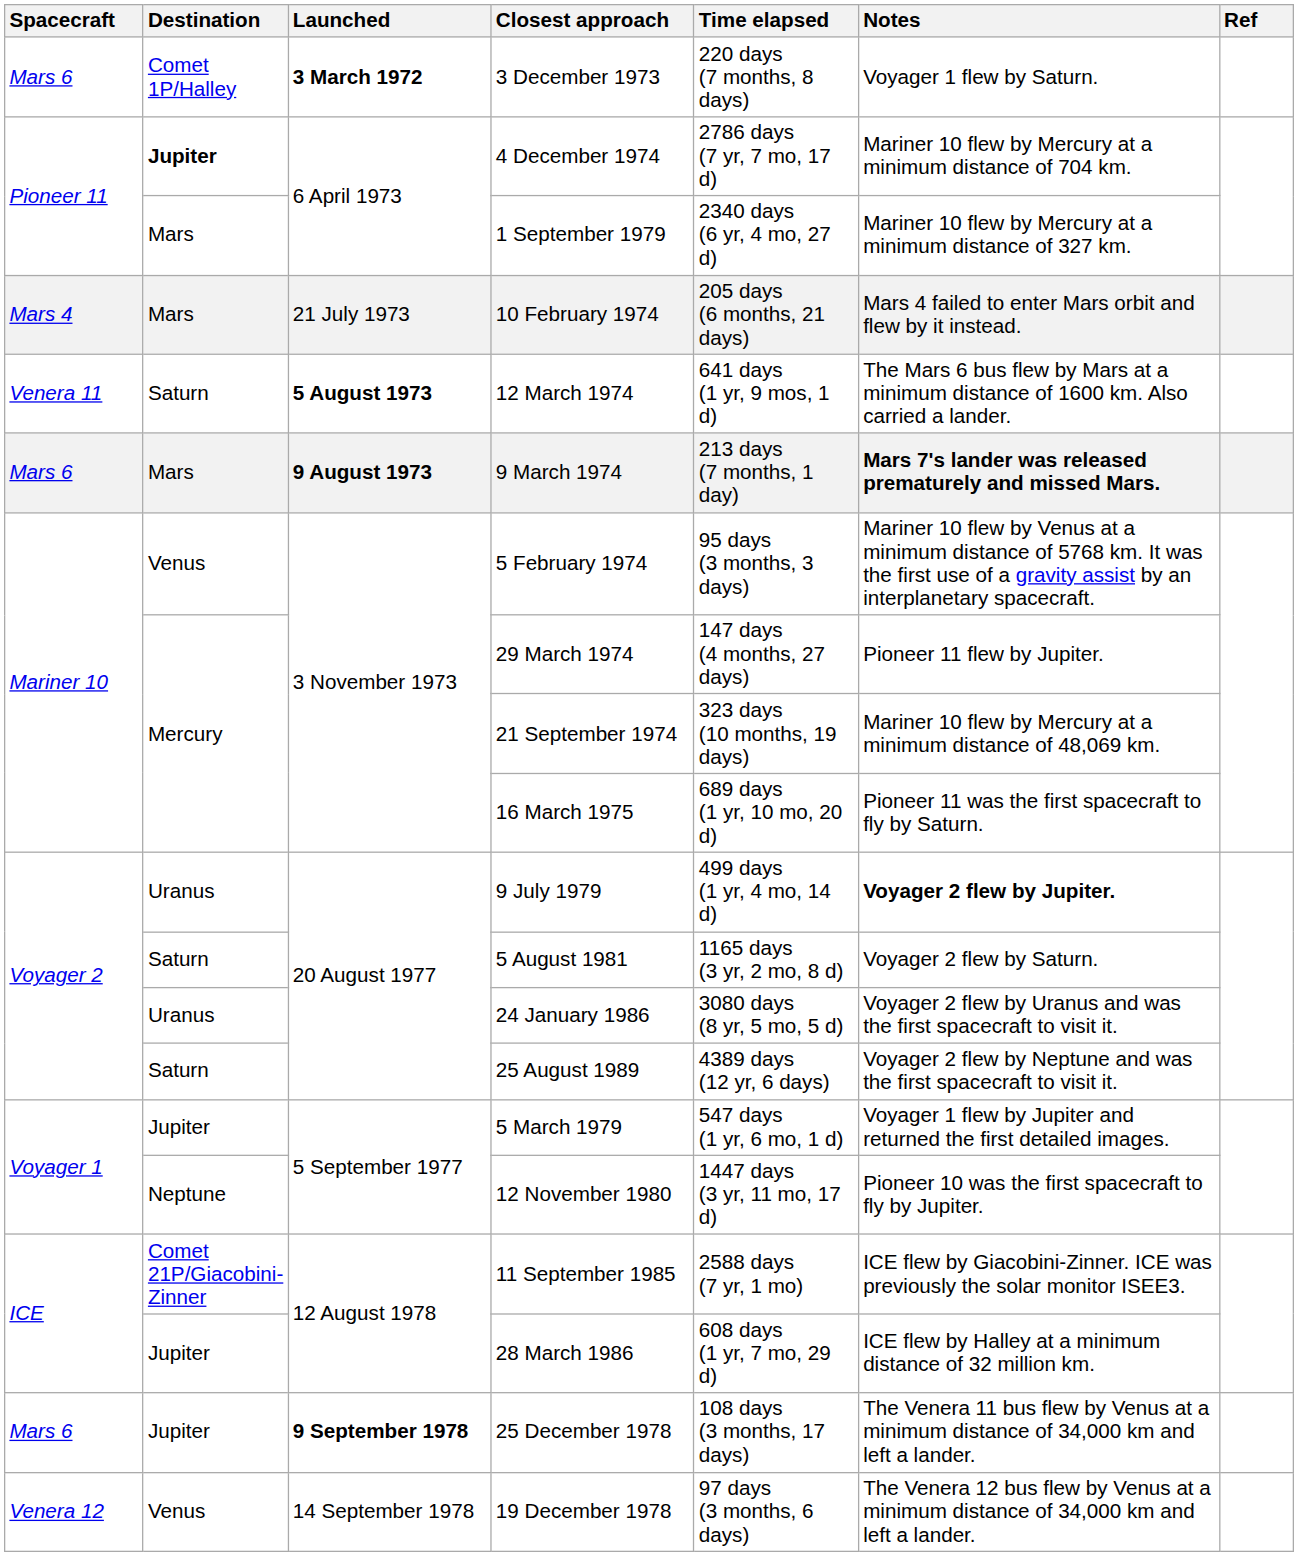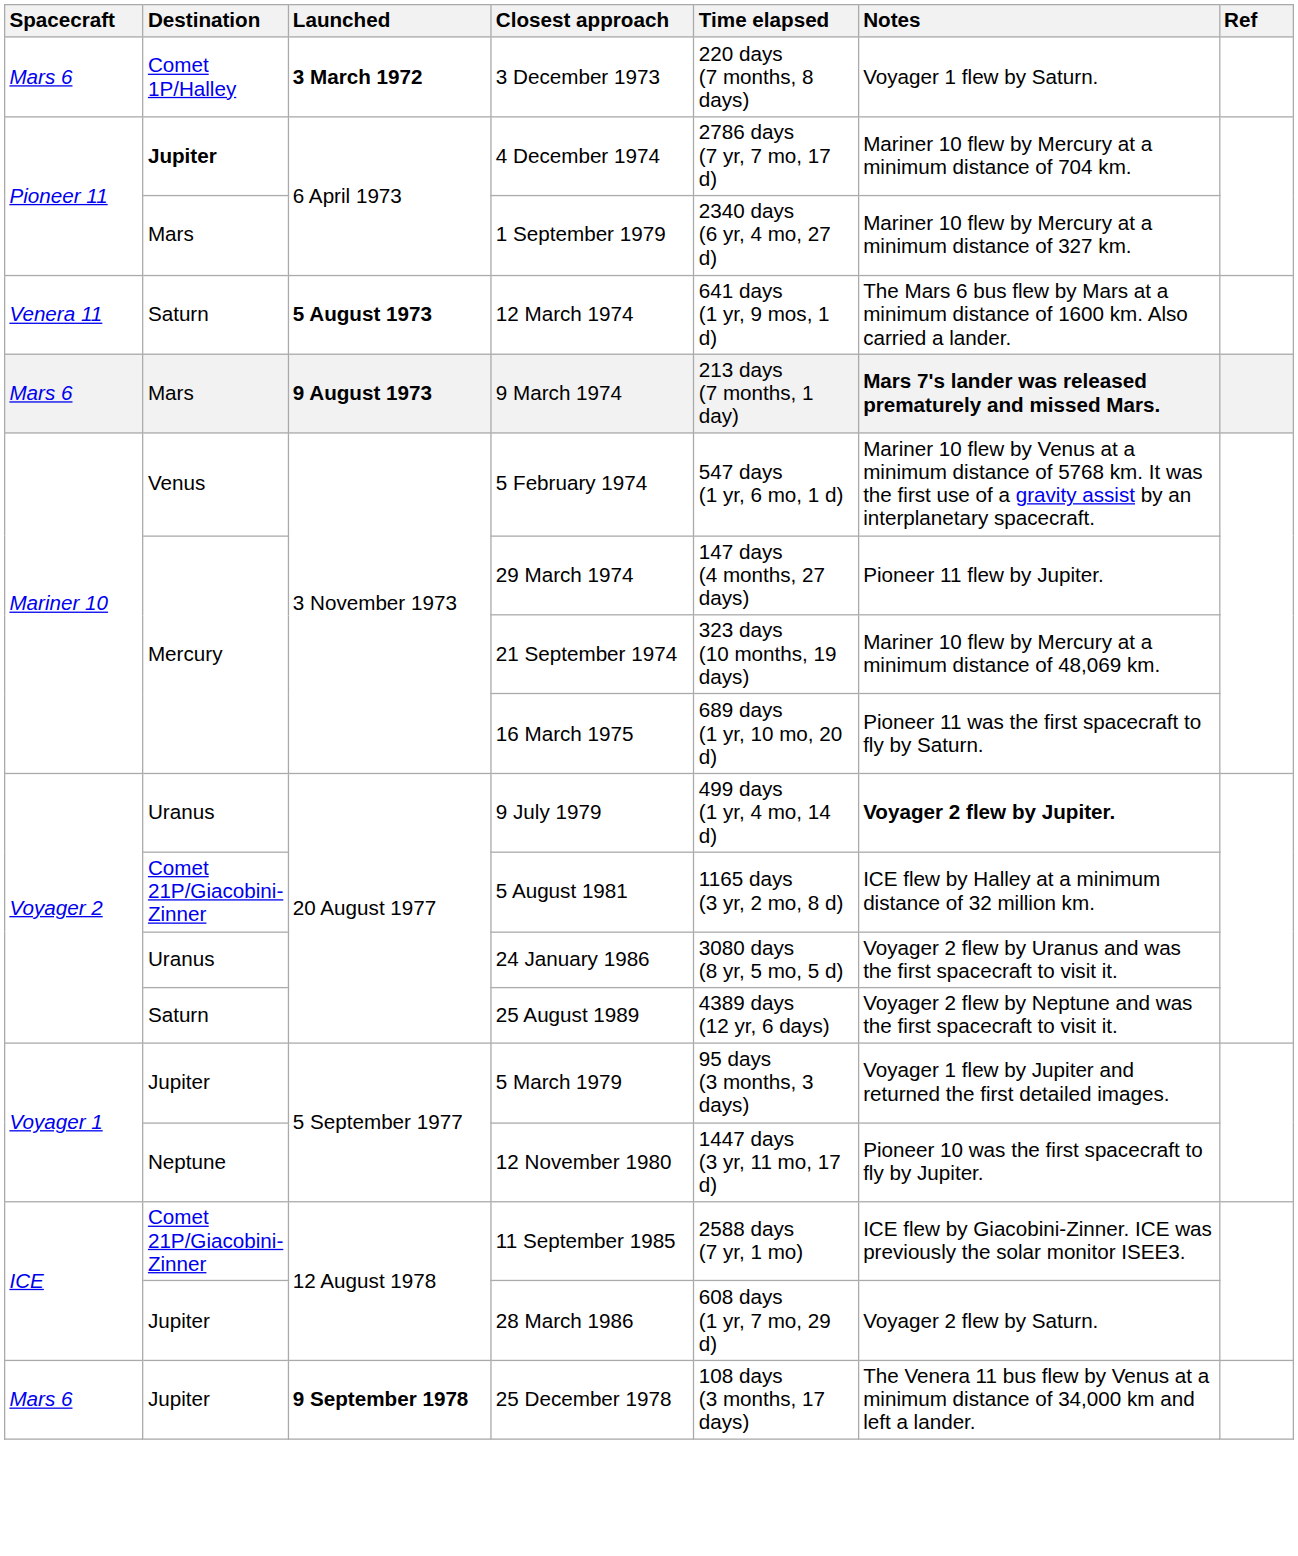- row: (577, 314)
(756, 563) 95 days (3 months, 3 days) -> (771, 484) 547 days (1 yr, 6 mo, 1 d)
(178, 959) Saturn -> (216, 891) Comet 21P/Giacobini-Zinner
(981, 959) Voyager 2 flew by Saturn. -> (1012, 891) ICE flew by Halley at a minimum distance of 32 million km.
(771, 1127) 547 days (1 yr, 6 mo, 1 d) -> (756, 1082) 95 days (3 months, 3 days)
(1012, 1353) ICE flew by Halley at a minimum distance of 32 million km. -> (981, 1320) Voyager 2 flew by Saturn.
- row: (584, 1511)
